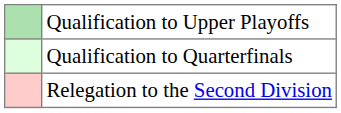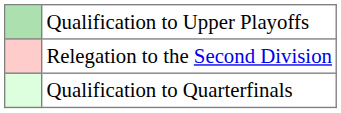rows swapped: (170, 55) <-> (189, 90)
